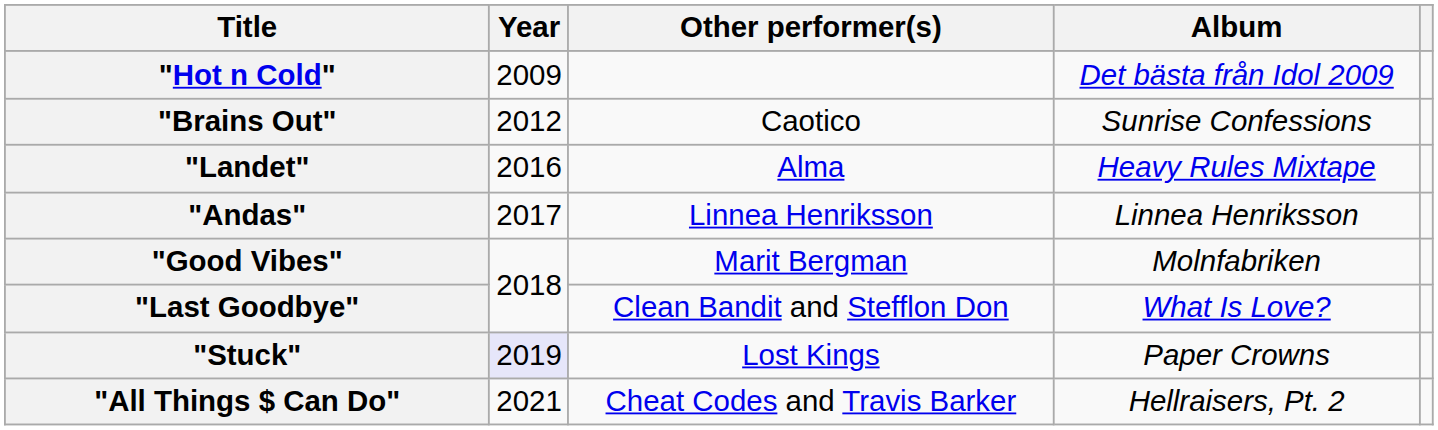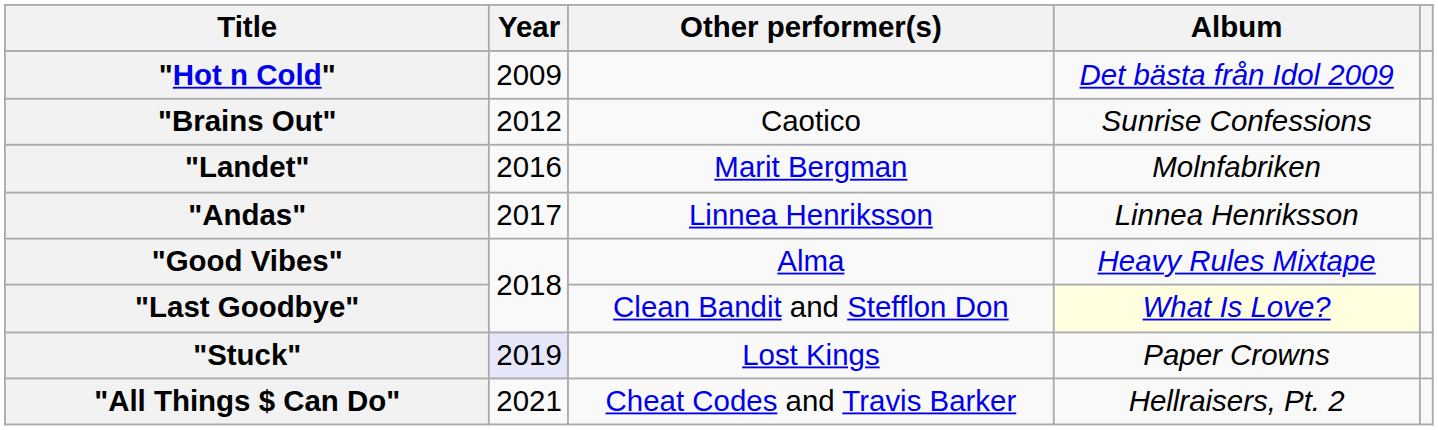(811, 167) Alma -> (811, 167) Marit Bergman
(1237, 167) Heavy Rules Mixtape -> (1237, 167) Molnfabriken
(811, 261) Marit Bergman -> (811, 261) Alma
(1237, 261) Molnfabriken -> (1237, 261) Heavy Rules Mixtape
(1237, 307) no background -> (1237, 307) lightyellow background
